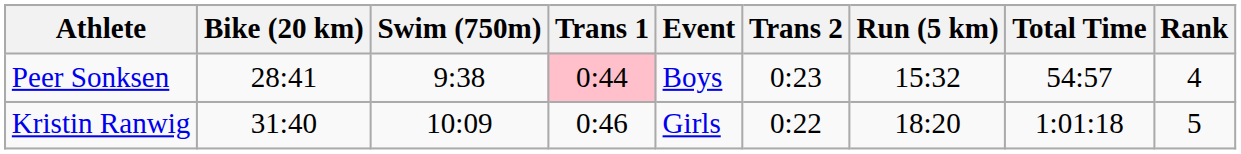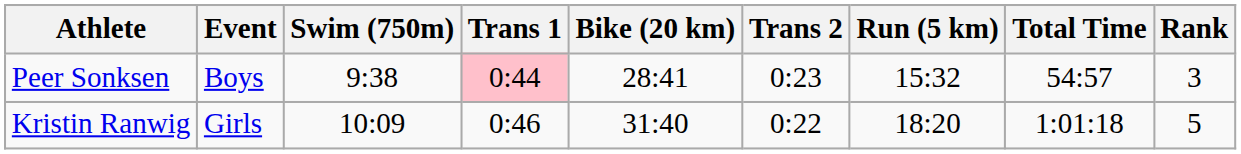columns swapped: (699, 28) <-> (284, 28)
(1194, 76) 4 -> (1194, 76) 3
